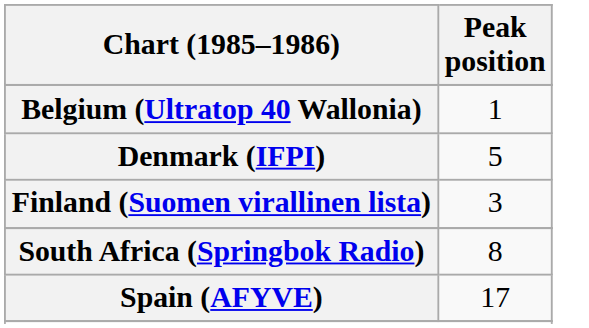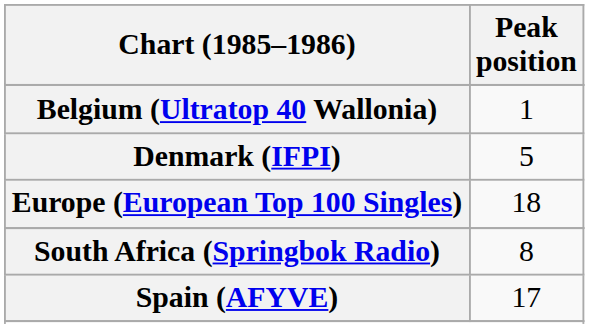+ row: (237, 203)
- row: (221, 203)
